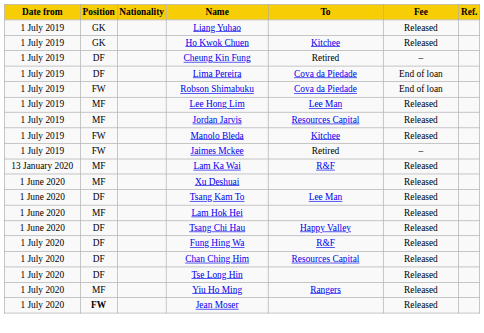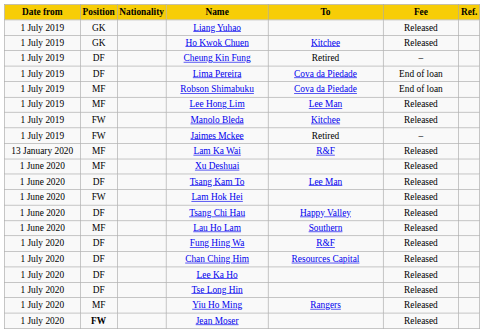(99, 89) FW -> (99, 89) MF
- row: (217, 120)
(99, 213) MF -> (99, 197) FW
+ row: (217, 228)
+ row: (217, 275)
